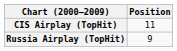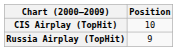(150, 25) 11 -> (150, 25) 10
